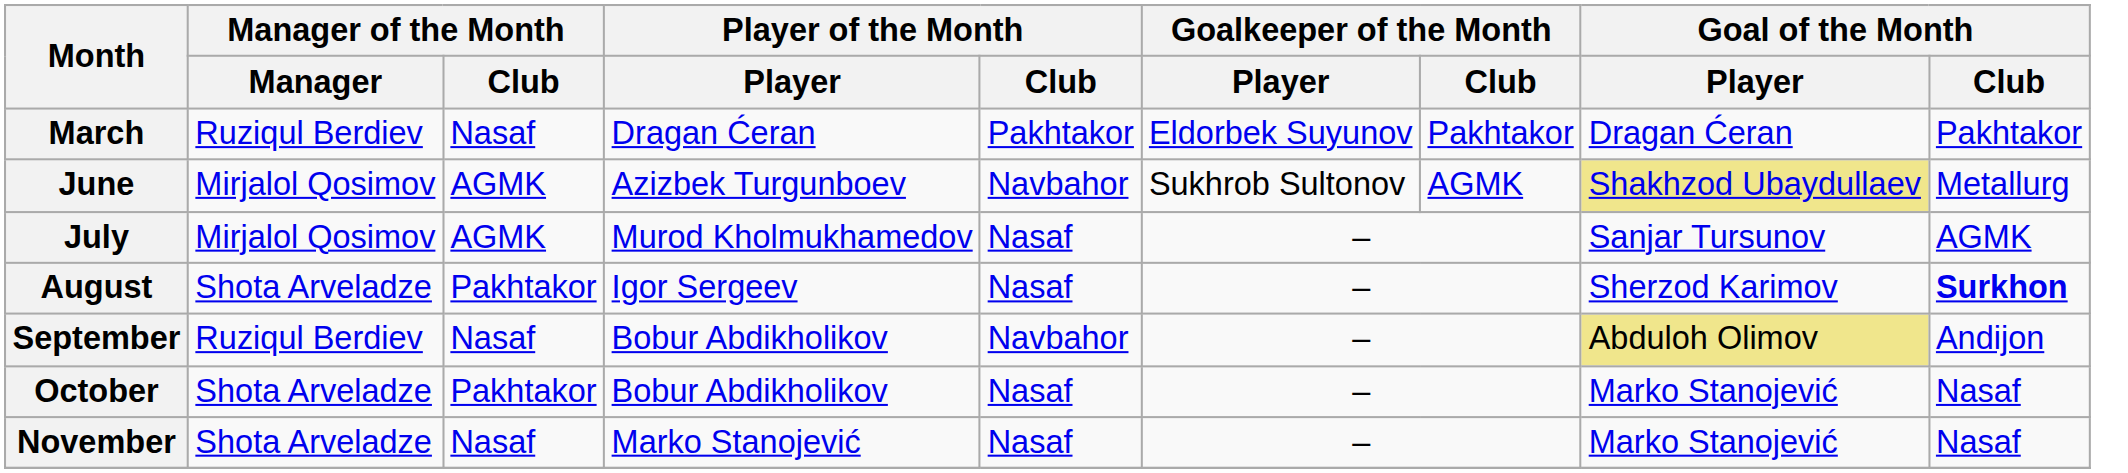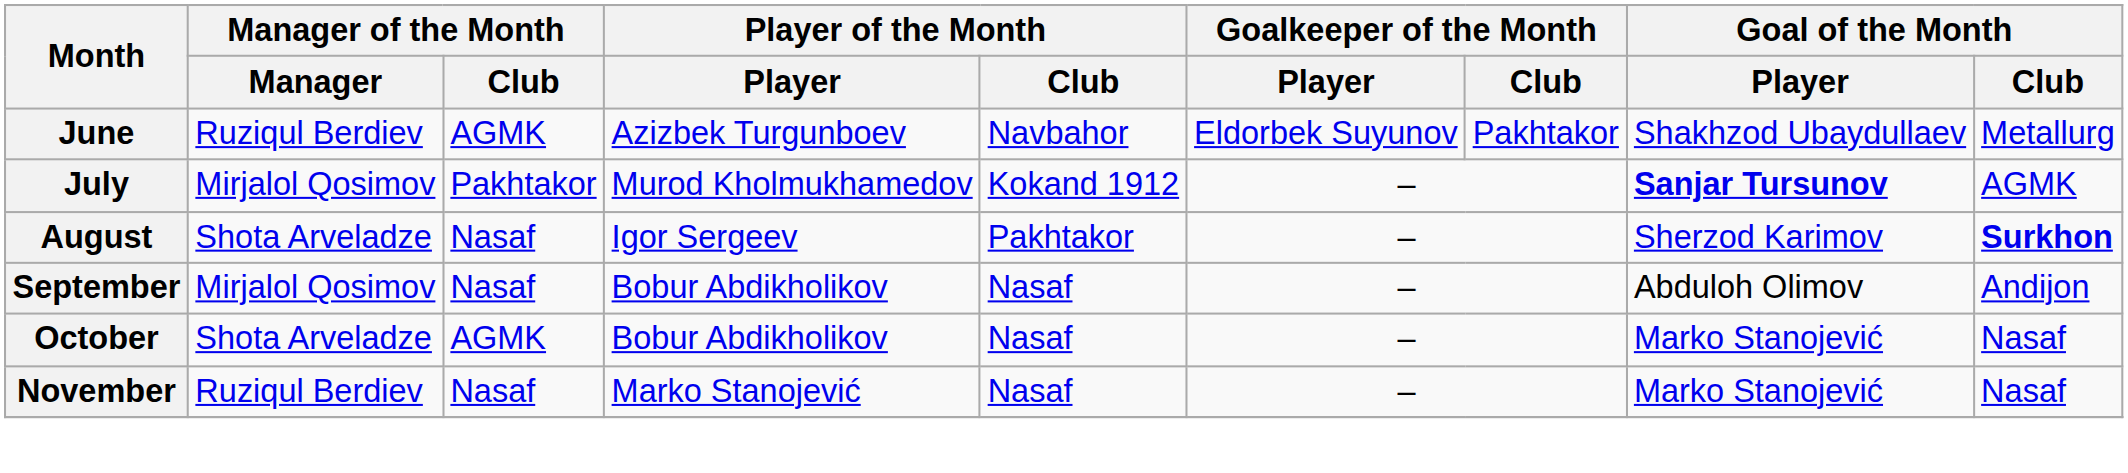- row: (96, 133)
(315, 184) Mirjalol Qosimov -> (309, 133) Ruziqul Berdiev
(1277, 184) Sukhrob Sultonov -> (1326, 133) Eldorbek Suyunov
(1475, 184) AGMK -> (1546, 133) Pakhtakor
(1755, 184) khaki background -> (1800, 133) no background
(498, 236) AGMK -> (524, 184) Pakhtakor
(1030, 236) Nasaf -> (1083, 184) Kokand 1912
(1707, 236) normal -> (1761, 184) bold
(524, 287) Pakhtakor -> (493, 236) Nasaf
(1030, 287) Nasaf -> (1061, 236) Pakhtakor
(309, 339) Ruziqul Berdiev -> (315, 287) Mirjalol Qosimov
(1058, 339) Navbahor -> (1030, 287) Nasaf
(1703, 339) khaki background -> (1749, 287) no background
(524, 390) Pakhtakor -> (498, 339) AGMK
(314, 442) Shota Arveladze -> (309, 390) Ruziqul Berdiev
